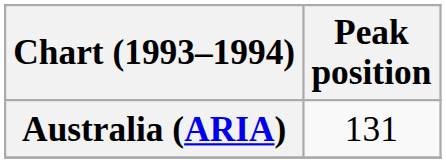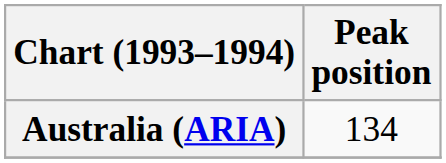(371, 128) 131 -> (371, 128) 134
